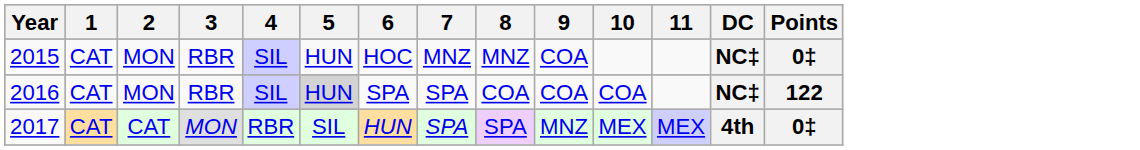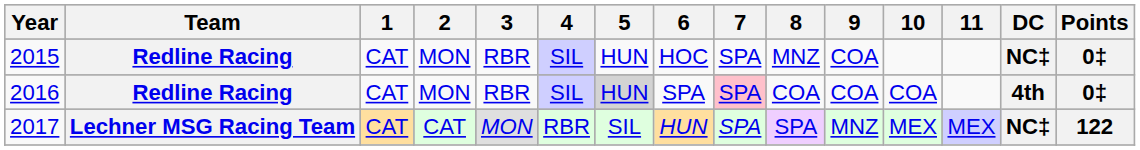+ column: (212, 22)
(447, 57) MNZ -> (740, 57) SPA
(447, 92) no background -> (740, 92) pink background
(738, 92) NC‡ -> (1028, 92) 4th
(804, 92) 122 -> (1095, 92) 0‡
(738, 127) 4th -> (1028, 127) NC‡
(804, 127) 0‡ -> (1095, 127) 122
